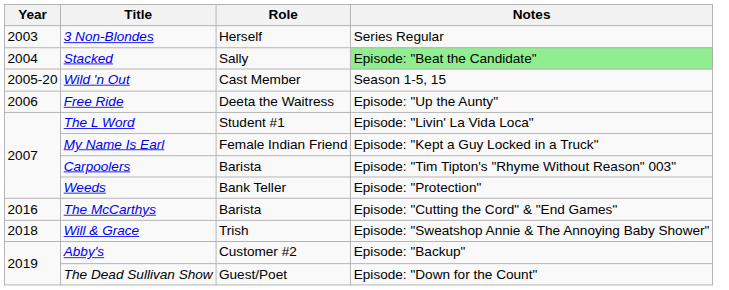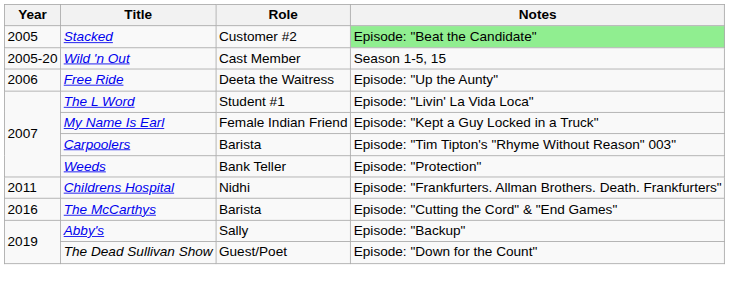- row: (109, 36)
(23, 58) 2004 -> (23, 36) 2005
(234, 58) Sally -> (258, 36) Customer #2
+ row: (119, 187)
- row: (101, 230)
(258, 252) Customer #2 -> (234, 230) Sally
